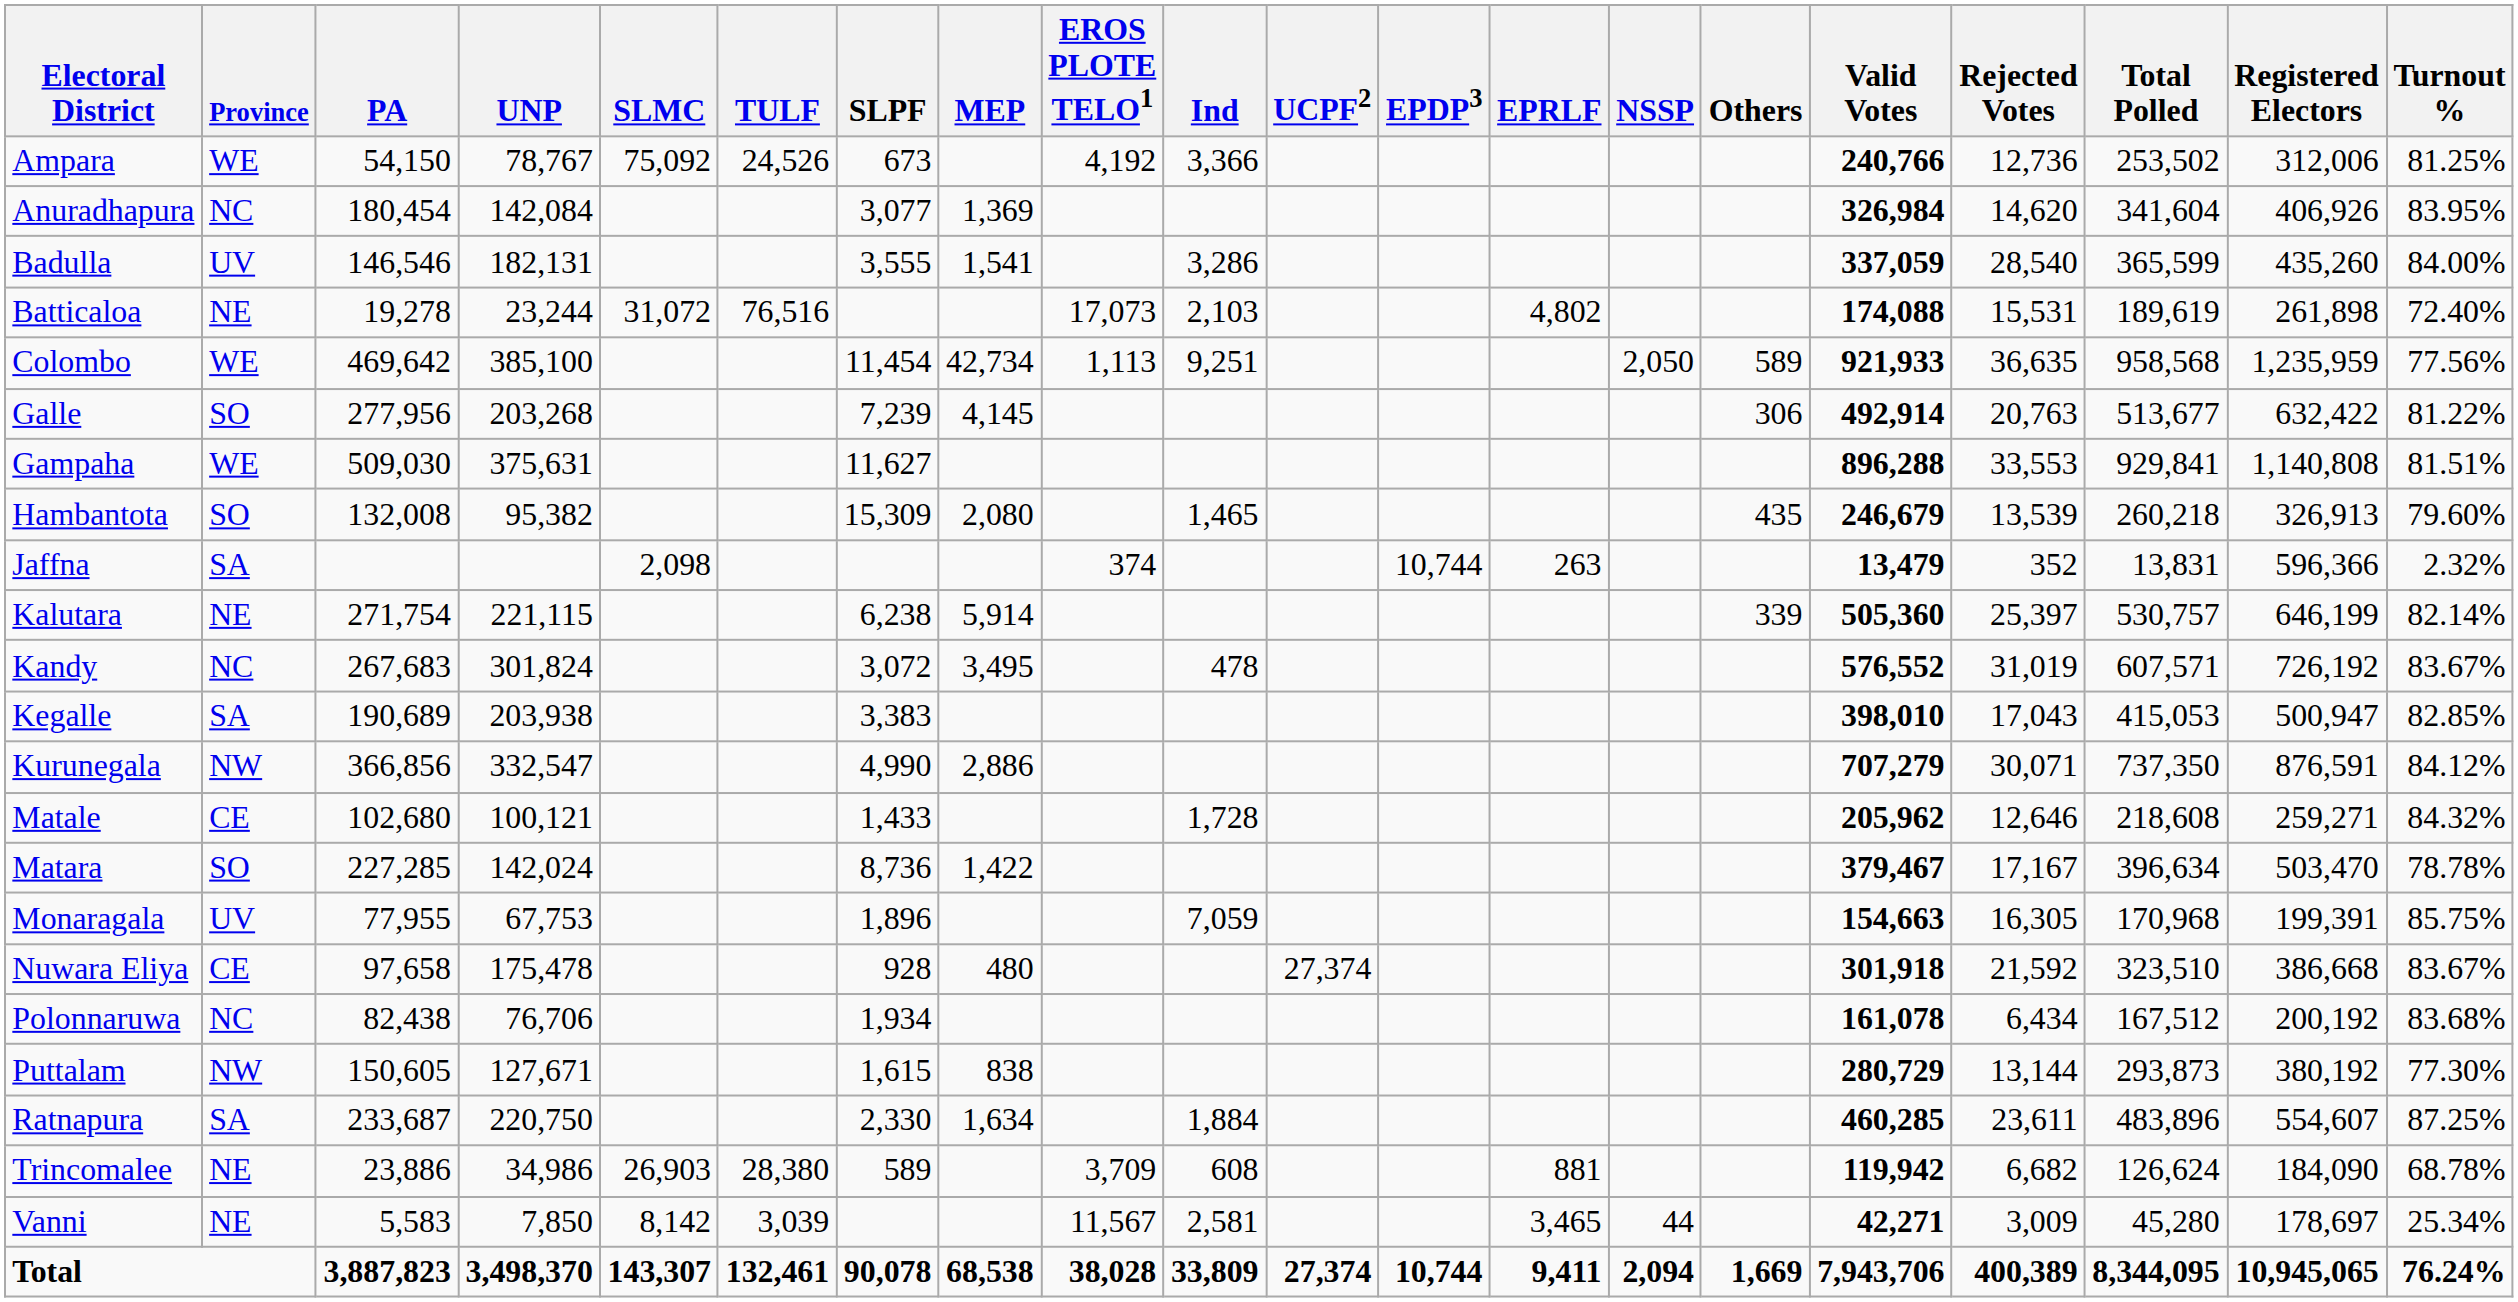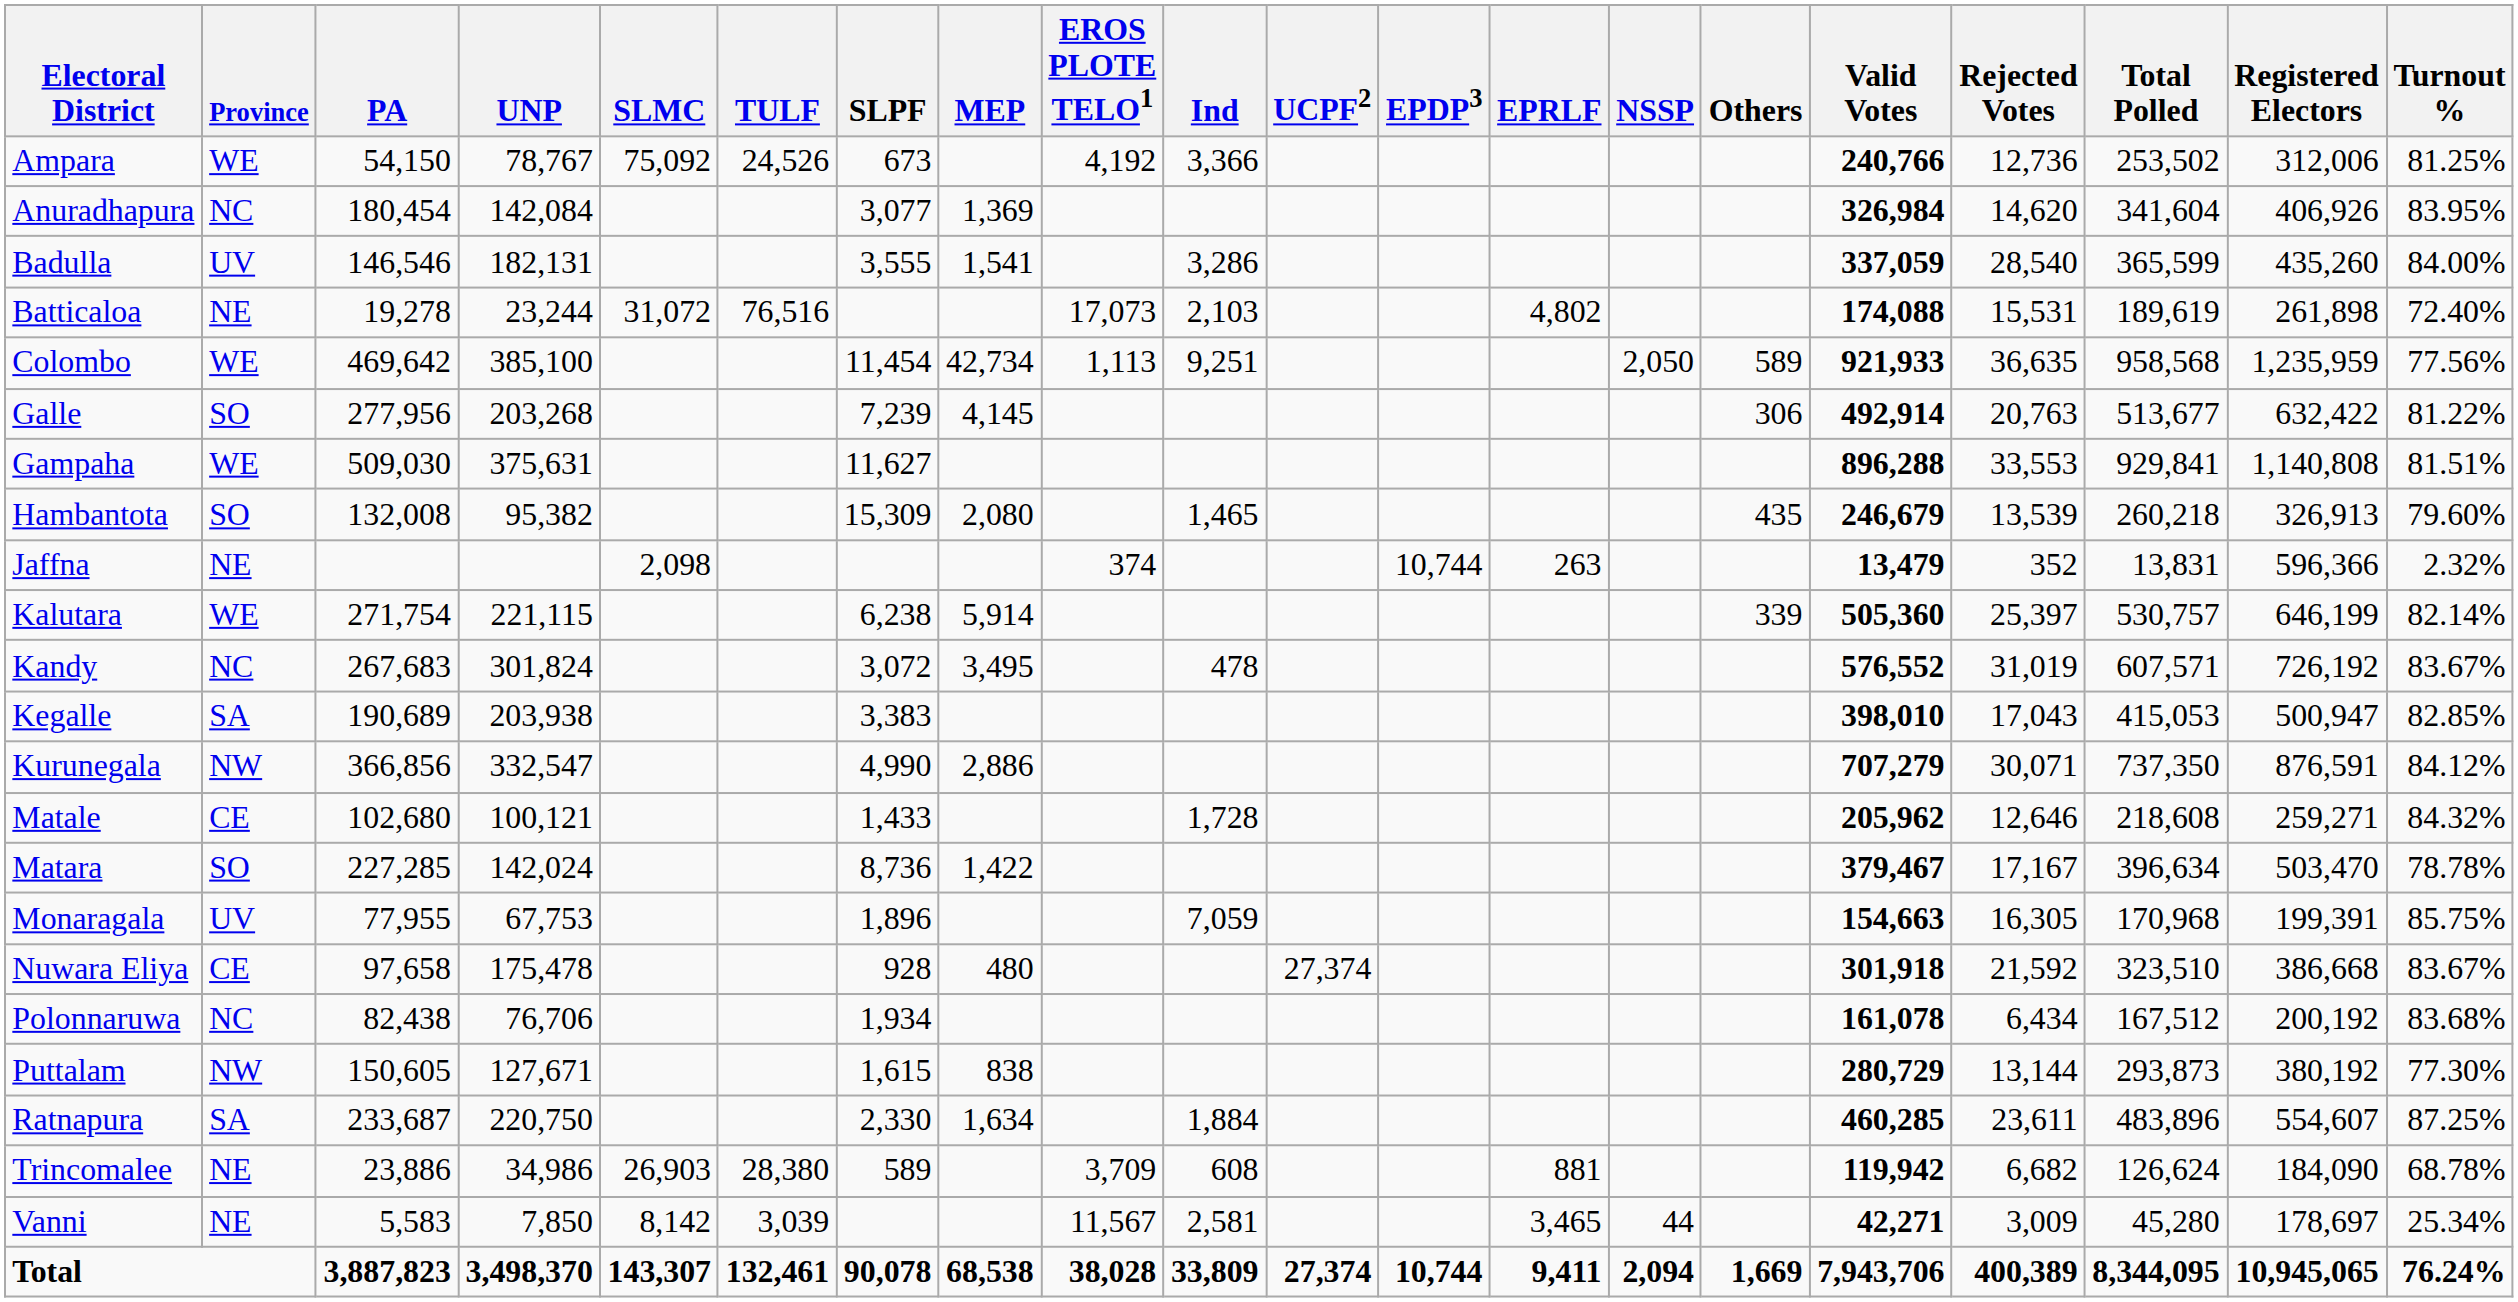(229, 564) SA -> (230, 564) NE
(230, 614) NE -> (234, 614) WE
